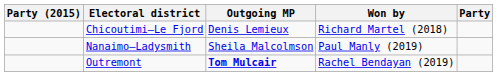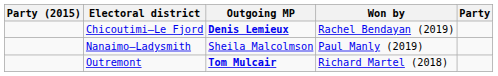(248, 30) normal -> (248, 30) bold
(383, 30) Richard Martel (2018) -> (386, 30) Rachel Bendayan (2019)
(386, 63) Rachel Bendayan (2019) -> (383, 63) Richard Martel (2018)
